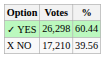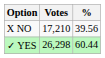rows swapped: (22, 29) <-> (19, 45)
